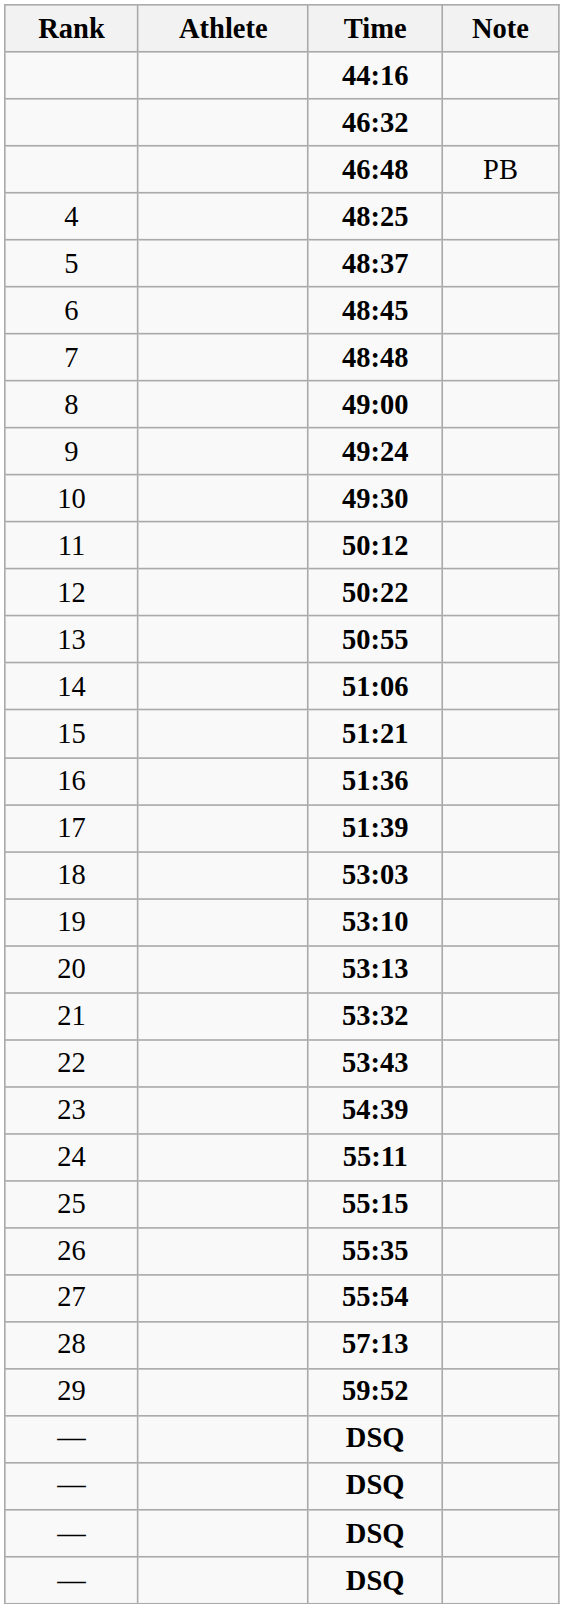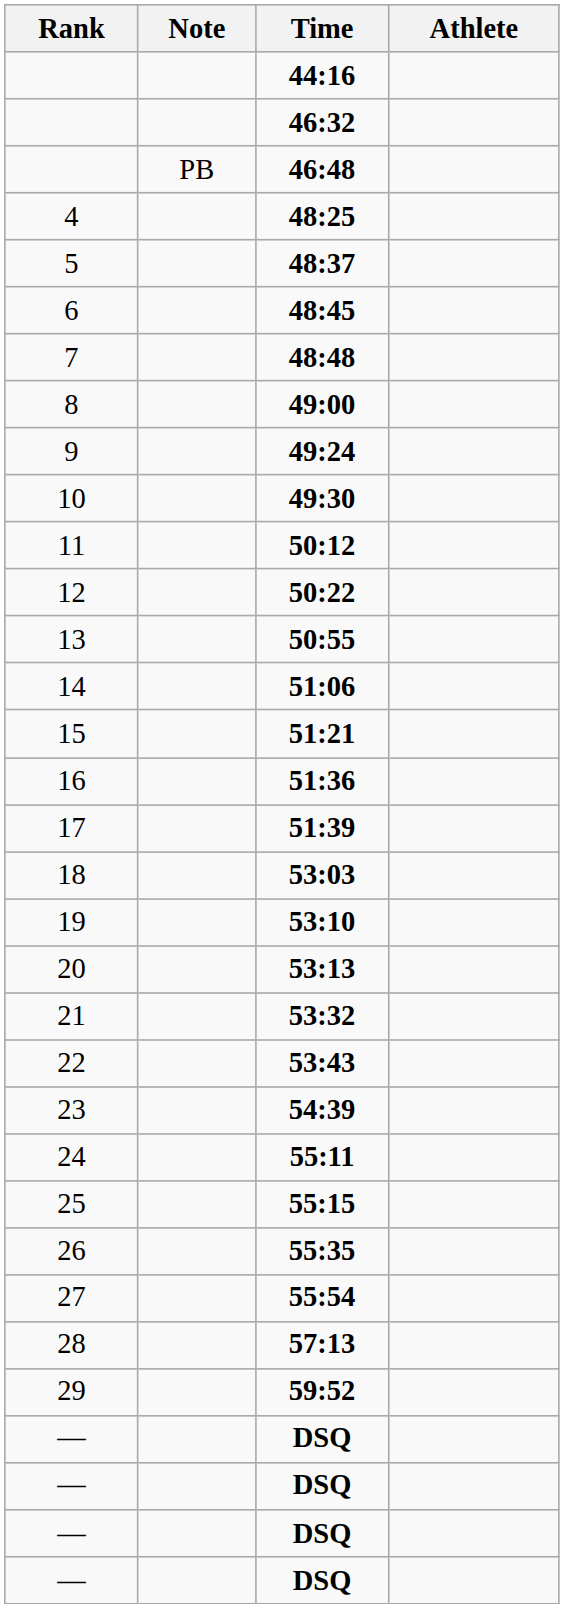columns swapped: (223, 27) <-> (500, 27)
